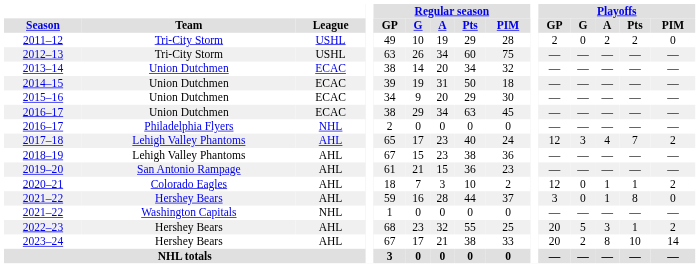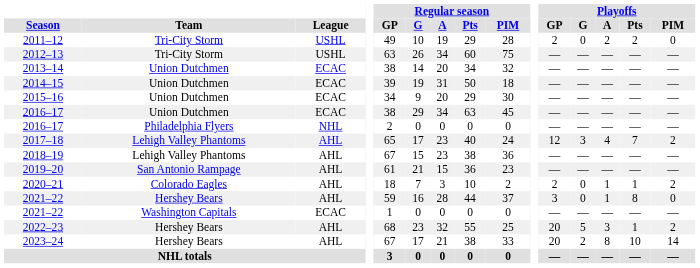(555, 184) 12 -> (555, 184) 2
(331, 212) NHL -> (331, 212) ECAC
